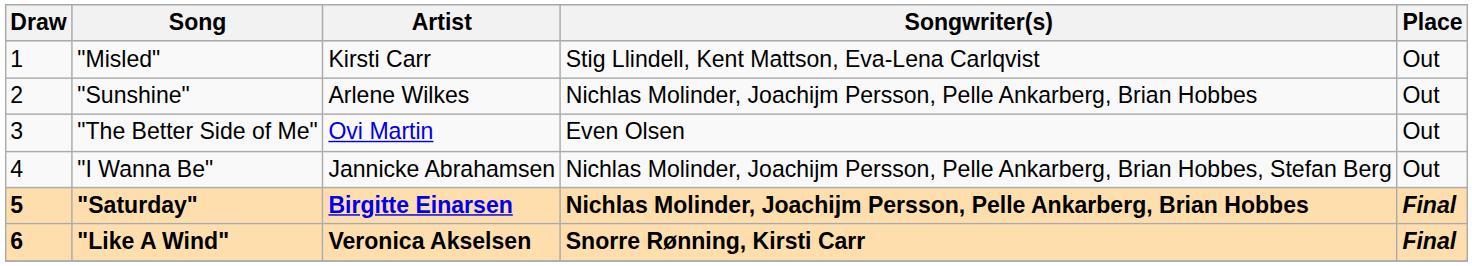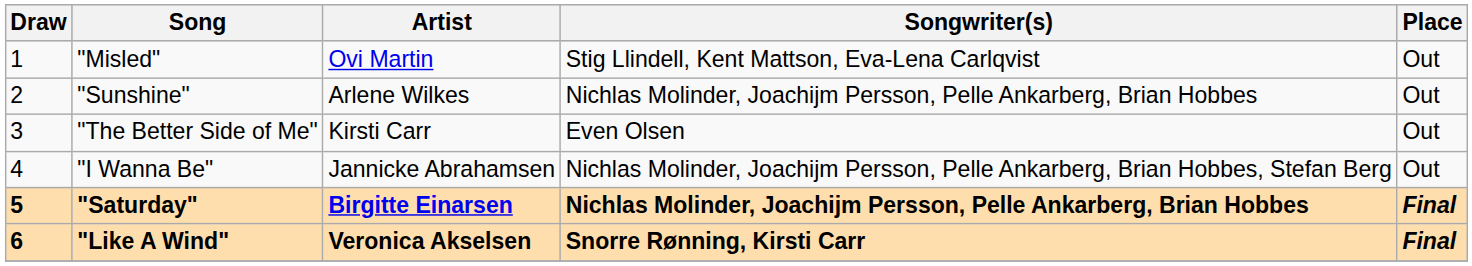(380, 59) Kirsti Carr -> (381, 59) Ovi Martin
(381, 132) Ovi Martin -> (380, 132) Kirsti Carr
